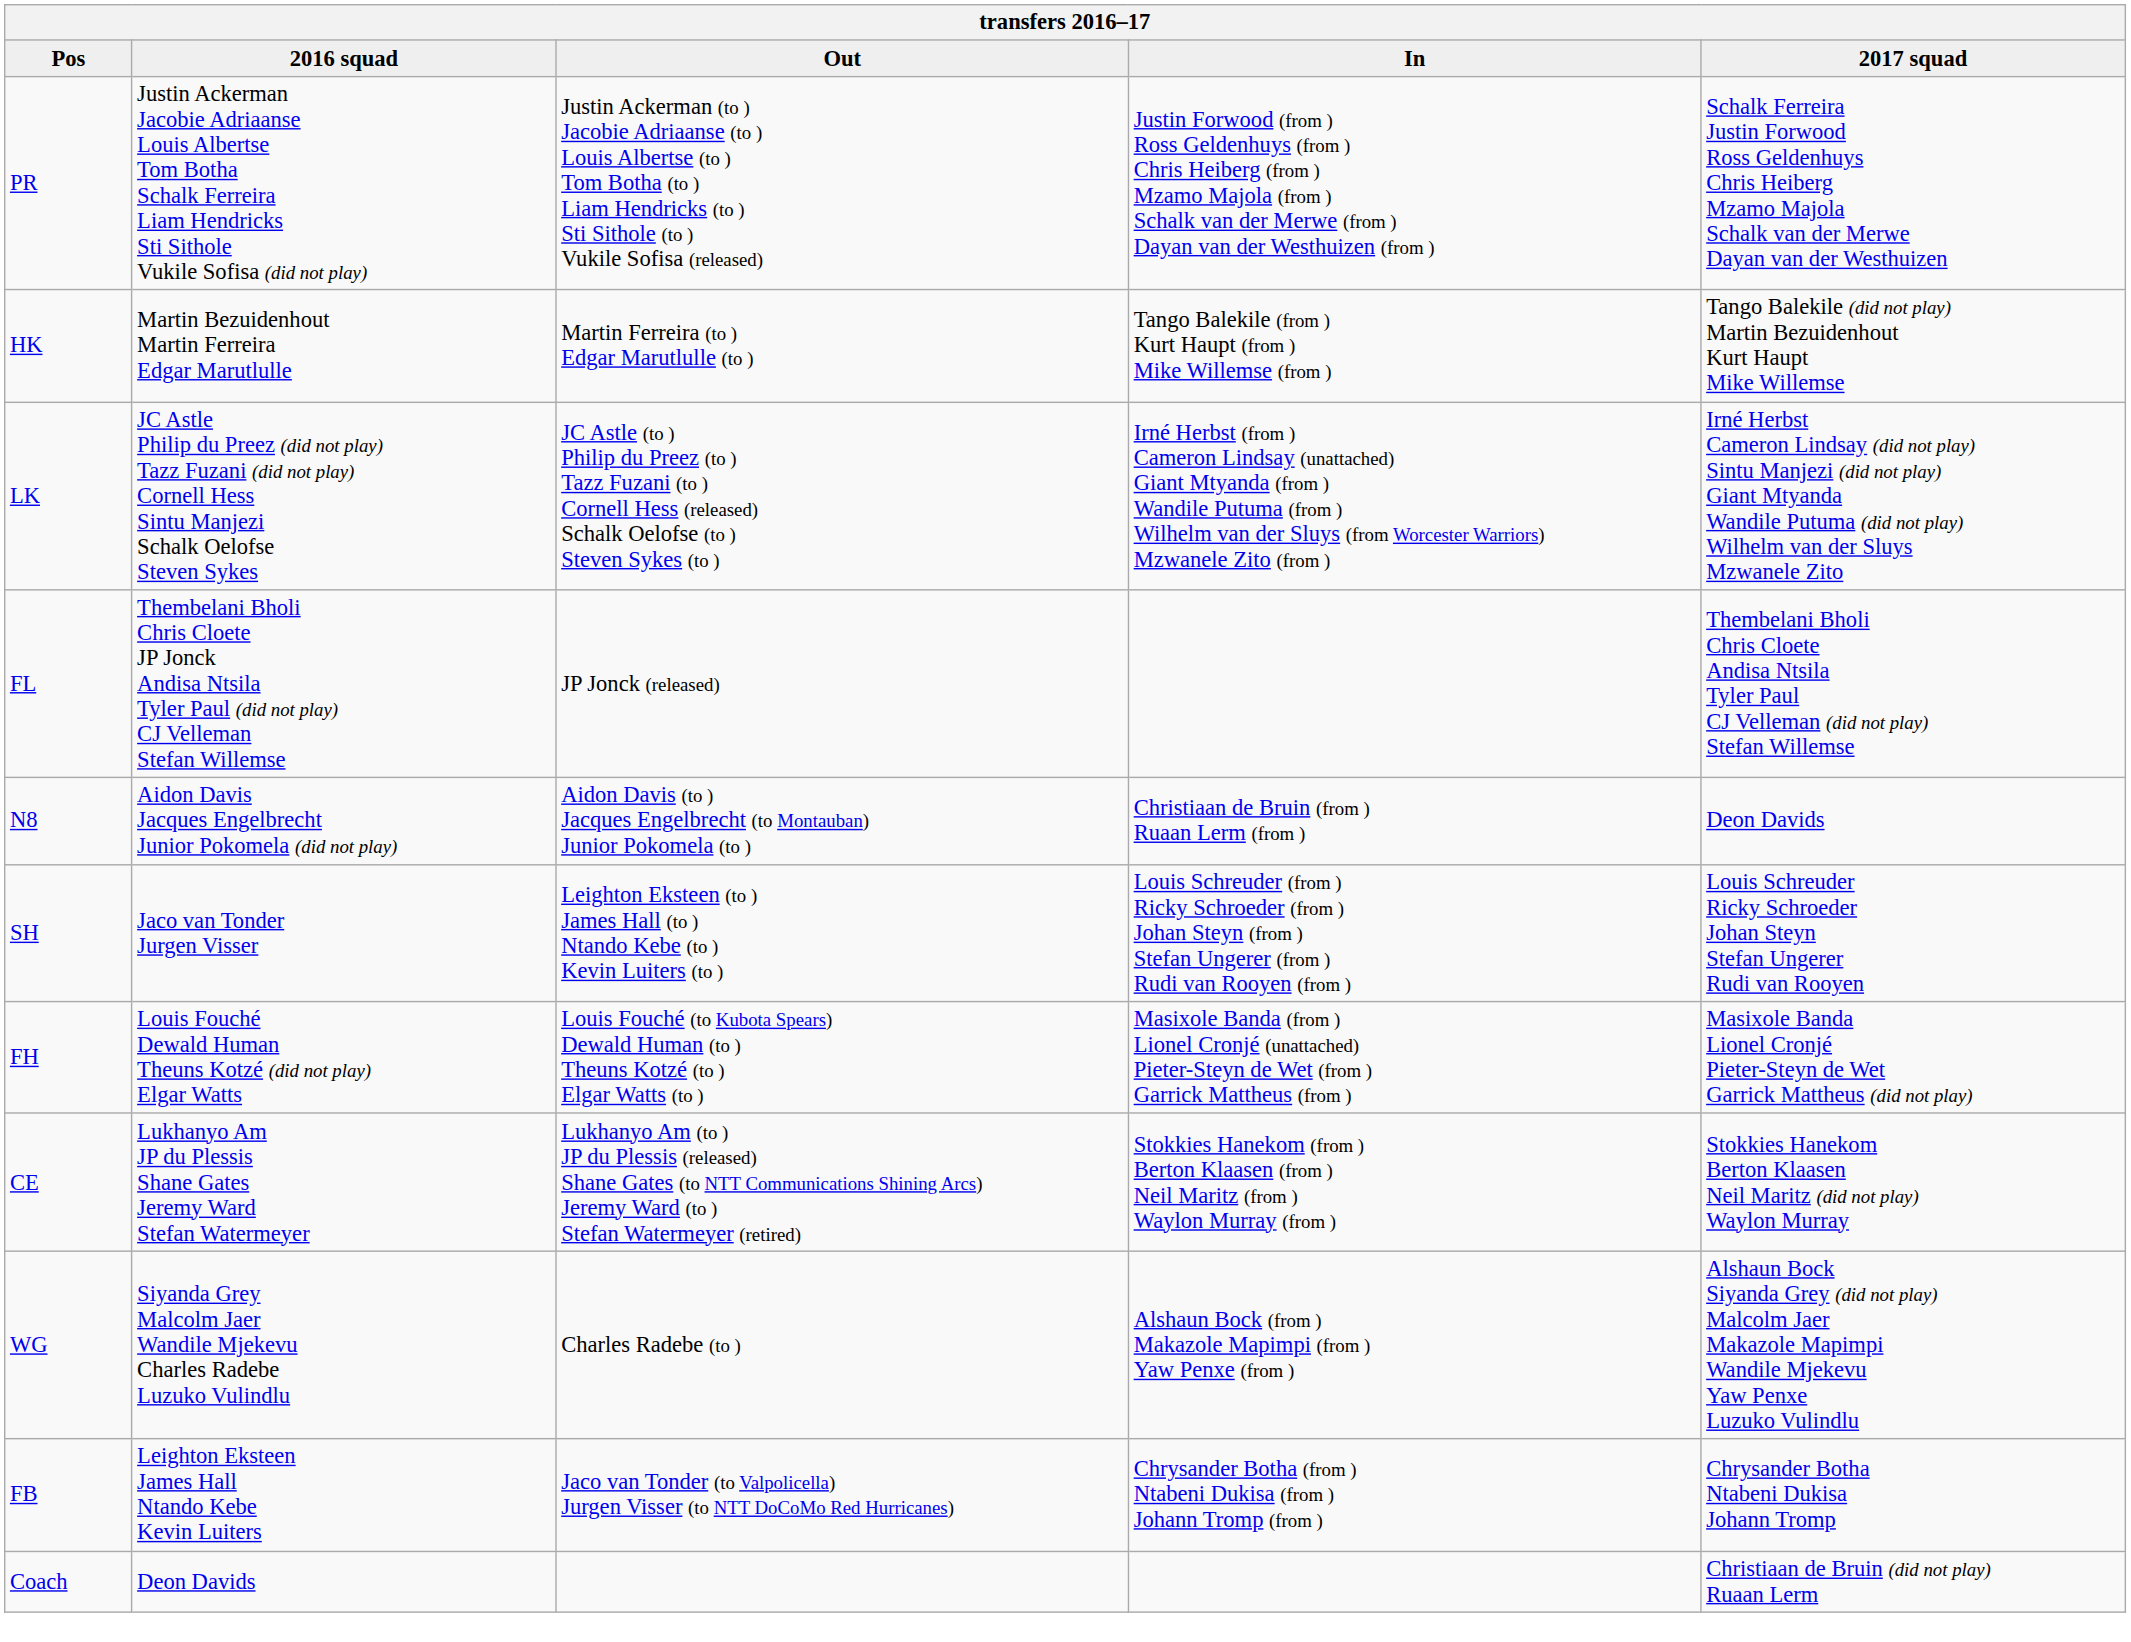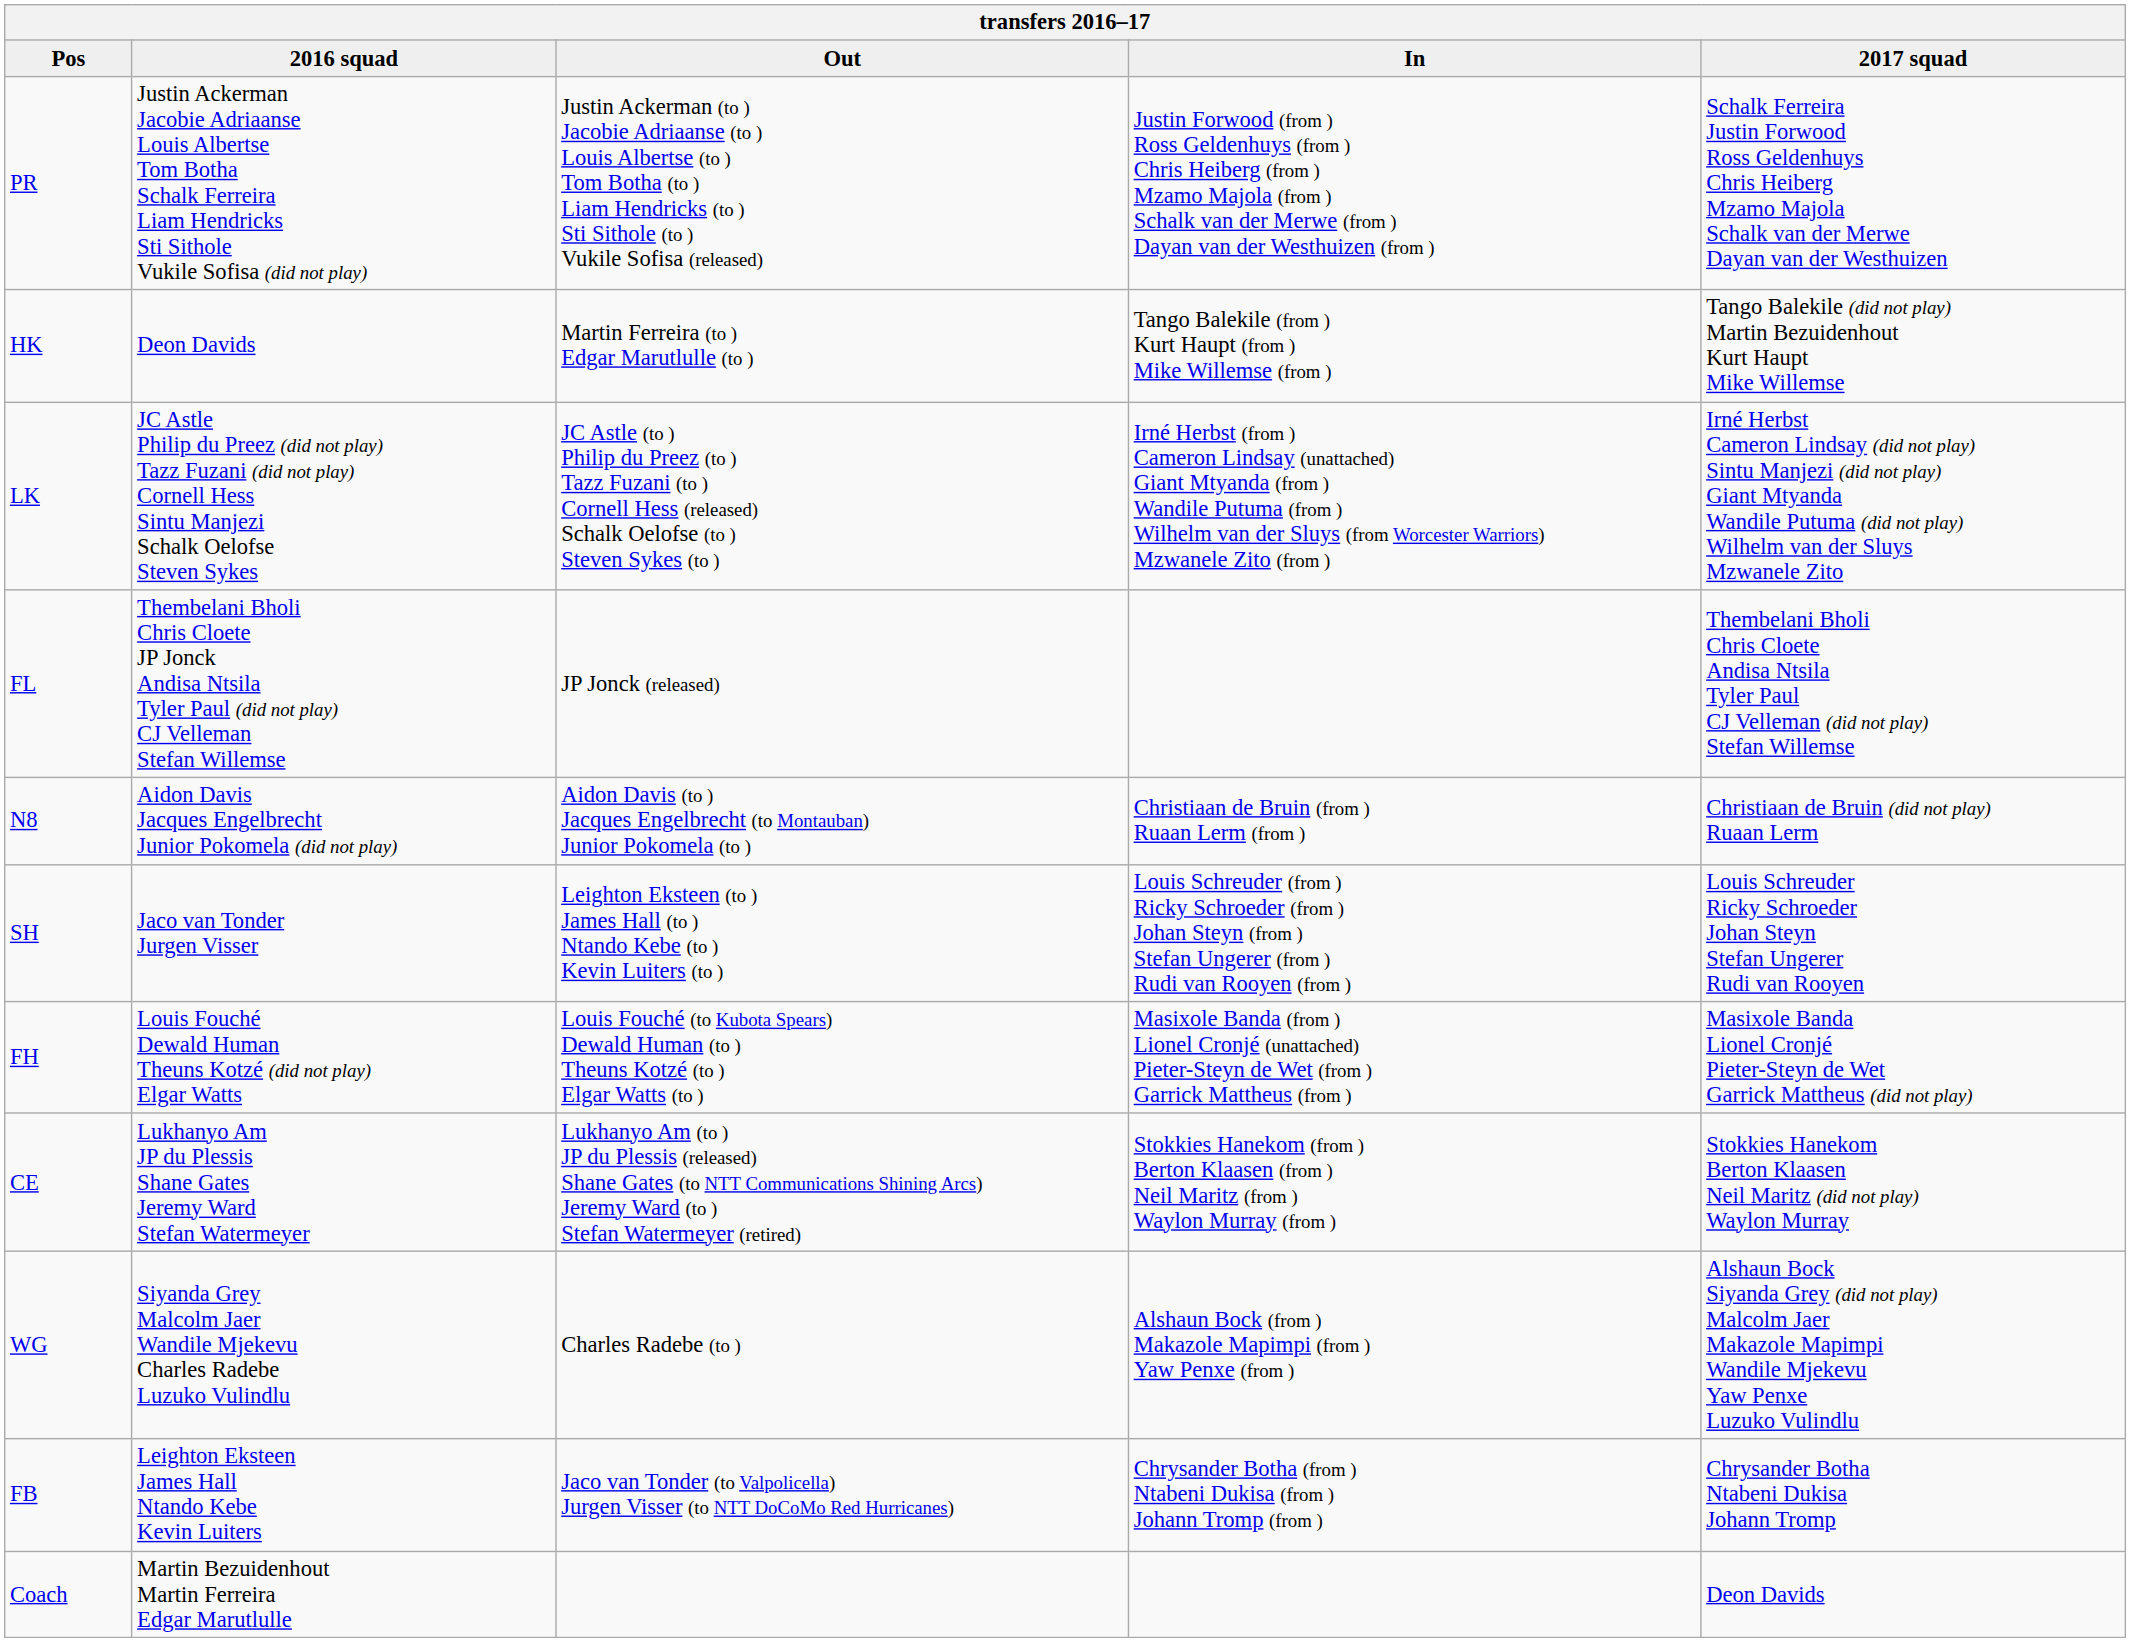(233, 345) Martin Bezuidenhout Martin Ferreira Edgar Marutlulle -> (196, 345) Deon Davids
(1765, 820) Deon Davids -> (1848, 820) Christiaan de Bruin (did not play) Ruaan Lerm
(196, 1581) Deon Davids -> (233, 1593) Martin Bezuidenhout Martin Ferreira Edgar Marutlulle
(1848, 1581) Christiaan de Bruin (did not play) Ruaan Lerm -> (1765, 1593) Deon Davids
